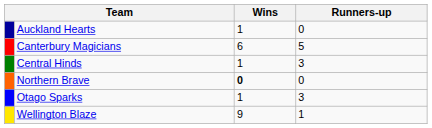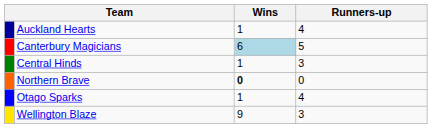(301, 30) 0 -> (301, 30) 4
(240, 47) no background -> (240, 47) lightblue background
(301, 98) 3 -> (301, 98) 4
(301, 115) 1 -> (301, 115) 3
